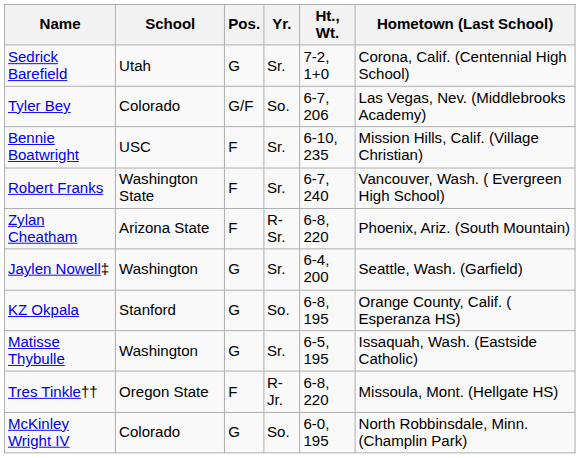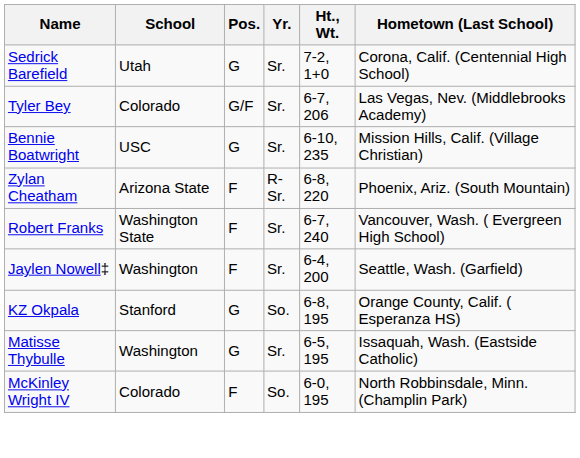(278, 106) So. -> (276, 106) Sr.
(233, 147) F -> (234, 147) G
rows swapped: (43, 228) <-> (56, 187)
(234, 269) G -> (233, 269) F
- row: (53, 391)
(234, 432) G -> (233, 391) F
